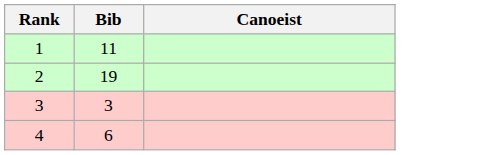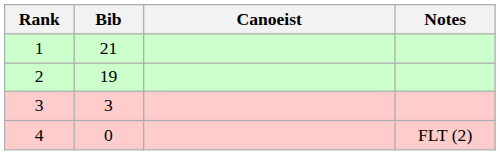+ column: (445, 19)
(108, 48) 11 -> (108, 48) 21
(108, 135) 6 -> (108, 135) 0
